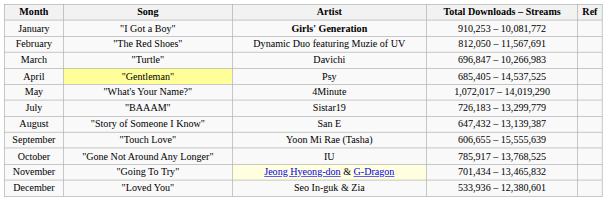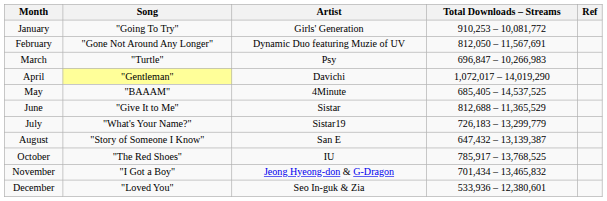(148, 28) "I Got a Boy" -> (147, 28) "Going To Try"
(329, 28) bold -> (329, 28) normal
(148, 44) "The Red Shoes" -> (147, 44) "Gone Not Around Any Longer"
(329, 60) Davichi -> (329, 60) Psy
(329, 76) Psy -> (329, 76) Davichi
(502, 76) 685,405 – 14,537,525 -> (502, 76) 1,072,017 – 14,019,290
(148, 92) "What's Your Name?" -> (147, 92) "BAAAM"
(502, 92) 1,072,017 – 14,019,290 -> (502, 92) 685,405 – 14,537,525
+ row: (34, 108)
(148, 108) "BAAAM" -> (147, 124) "What's Your Name?"
- row: (34, 140)
(148, 156) "Gone Not Around Any Longer" -> (147, 156) "The Red Shoes"
(148, 172) "Going To Try" -> (147, 172) "I Got a Boy"
(329, 172) lightyellow background -> (329, 172) no background
